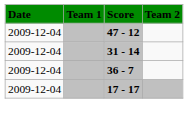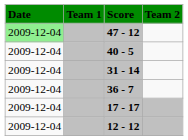(35, 32) no background -> (35, 32) lightgreen background
+ row: (120, 51)
+ row: (123, 126)
